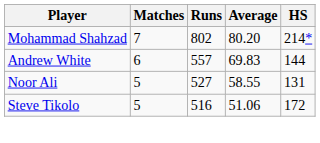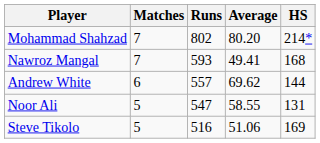+ row: (53, 60)
(244, 60) 69.83 -> (244, 82) 69.62
(201, 82) 527 -> (201, 104) 547
(295, 104) 172 -> (295, 127) 169
